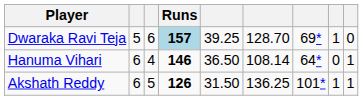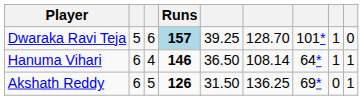(311, 38) 69* -> (311, 38) 101*
(336, 60) 0 -> (336, 60) 1
(311, 83) 101* -> (311, 83) 69*
(336, 83) 1 -> (336, 83) 0
